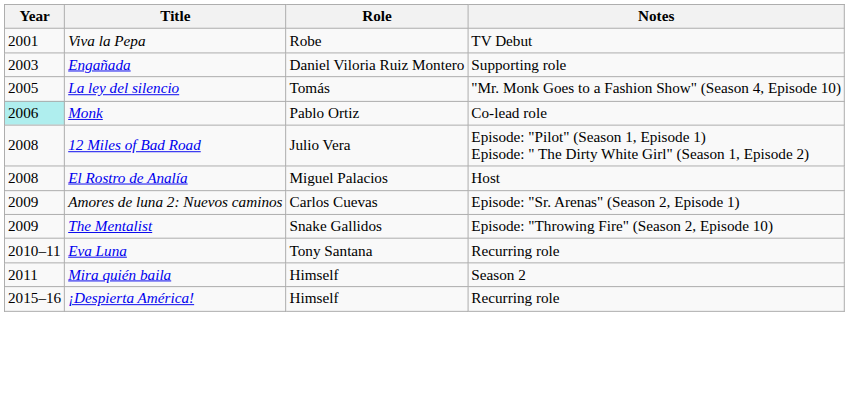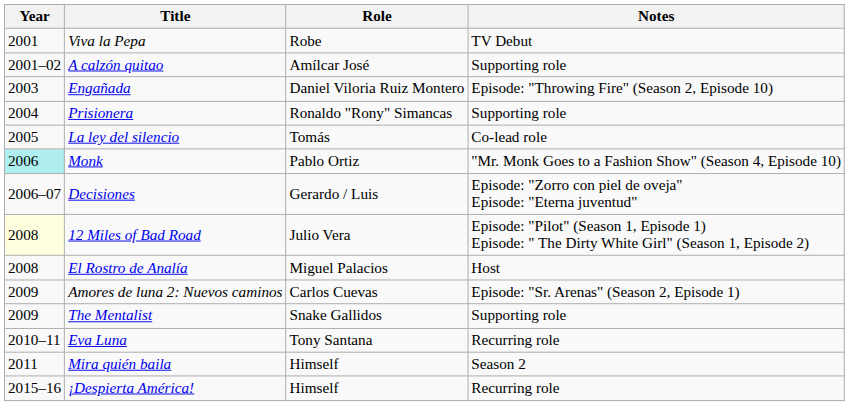+ row: (116, 64)
(519, 64) Supporting role -> (622, 88) Episode: "Throwing Fire" (Season 2, Episode 10)
+ row: (101, 112)
(656, 88) "Mr. Monk Goes to a Fashion Show" (Season 4, Episode 10) -> (509, 137) Co-lead role
(509, 112) Co-lead role -> (656, 161) "Mr. Monk Goes to a Fashion Show" (Season 4, Episode 10)
+ row: (102, 193)
(23, 145) no background -> (23, 235) lightyellow background
(622, 226) Episode: "Throwing Fire" (Season 2, Episode 10) -> (519, 315) Supporting role
